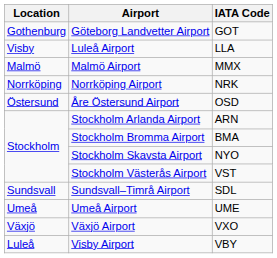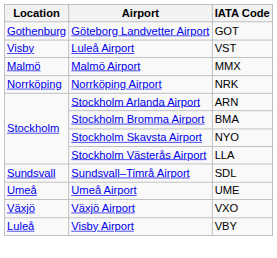(225, 48) LLA -> (226, 48) VST
- row: (125, 102)
(226, 173) VST -> (225, 155) LLA
